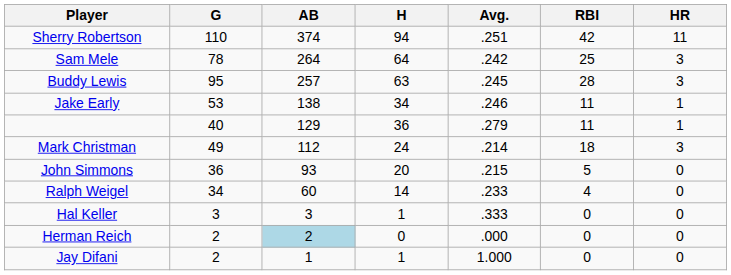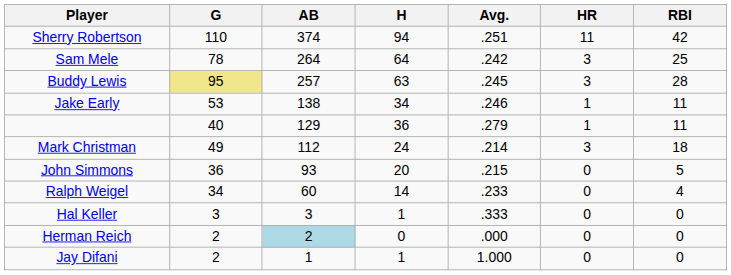columns swapped: (680, 15) <-> (587, 15)
(216, 81) no background -> (216, 81) khaki background
